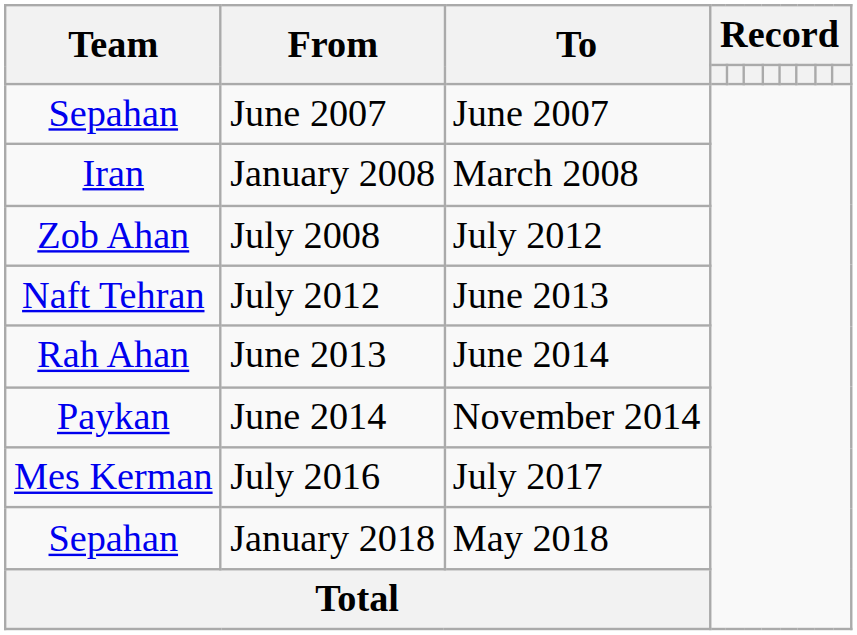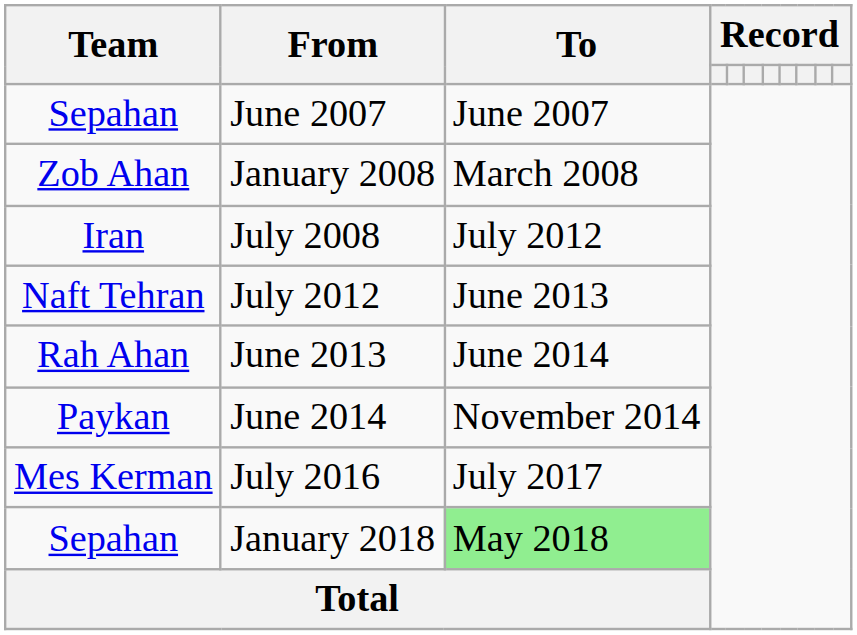(113, 173) Iran -> (113, 173) Zob Ahan
(113, 234) Zob Ahan -> (113, 234) Iran
(531, 537) no background -> (531, 537) lightgreen background
